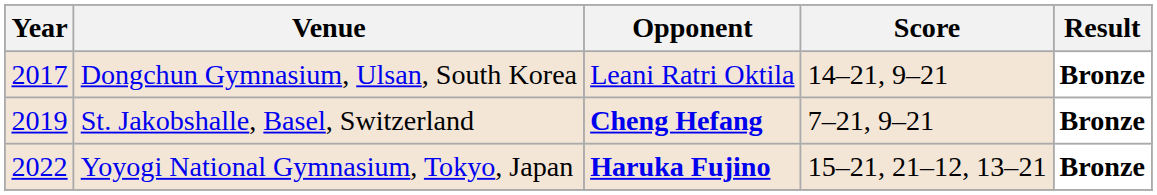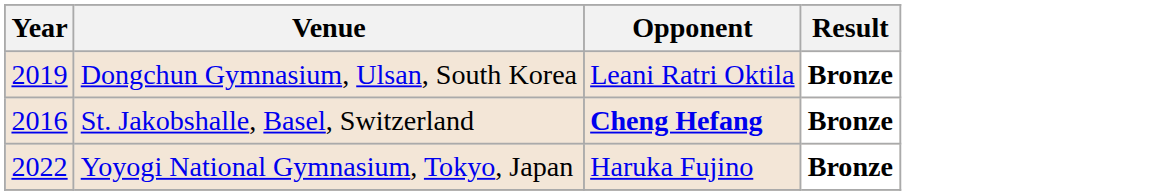- column: (927, 27)
(40, 74) 2017 -> (40, 74) 2019
(40, 120) 2019 -> (40, 120) 2016
(680, 166) bold -> (672, 166) normal
